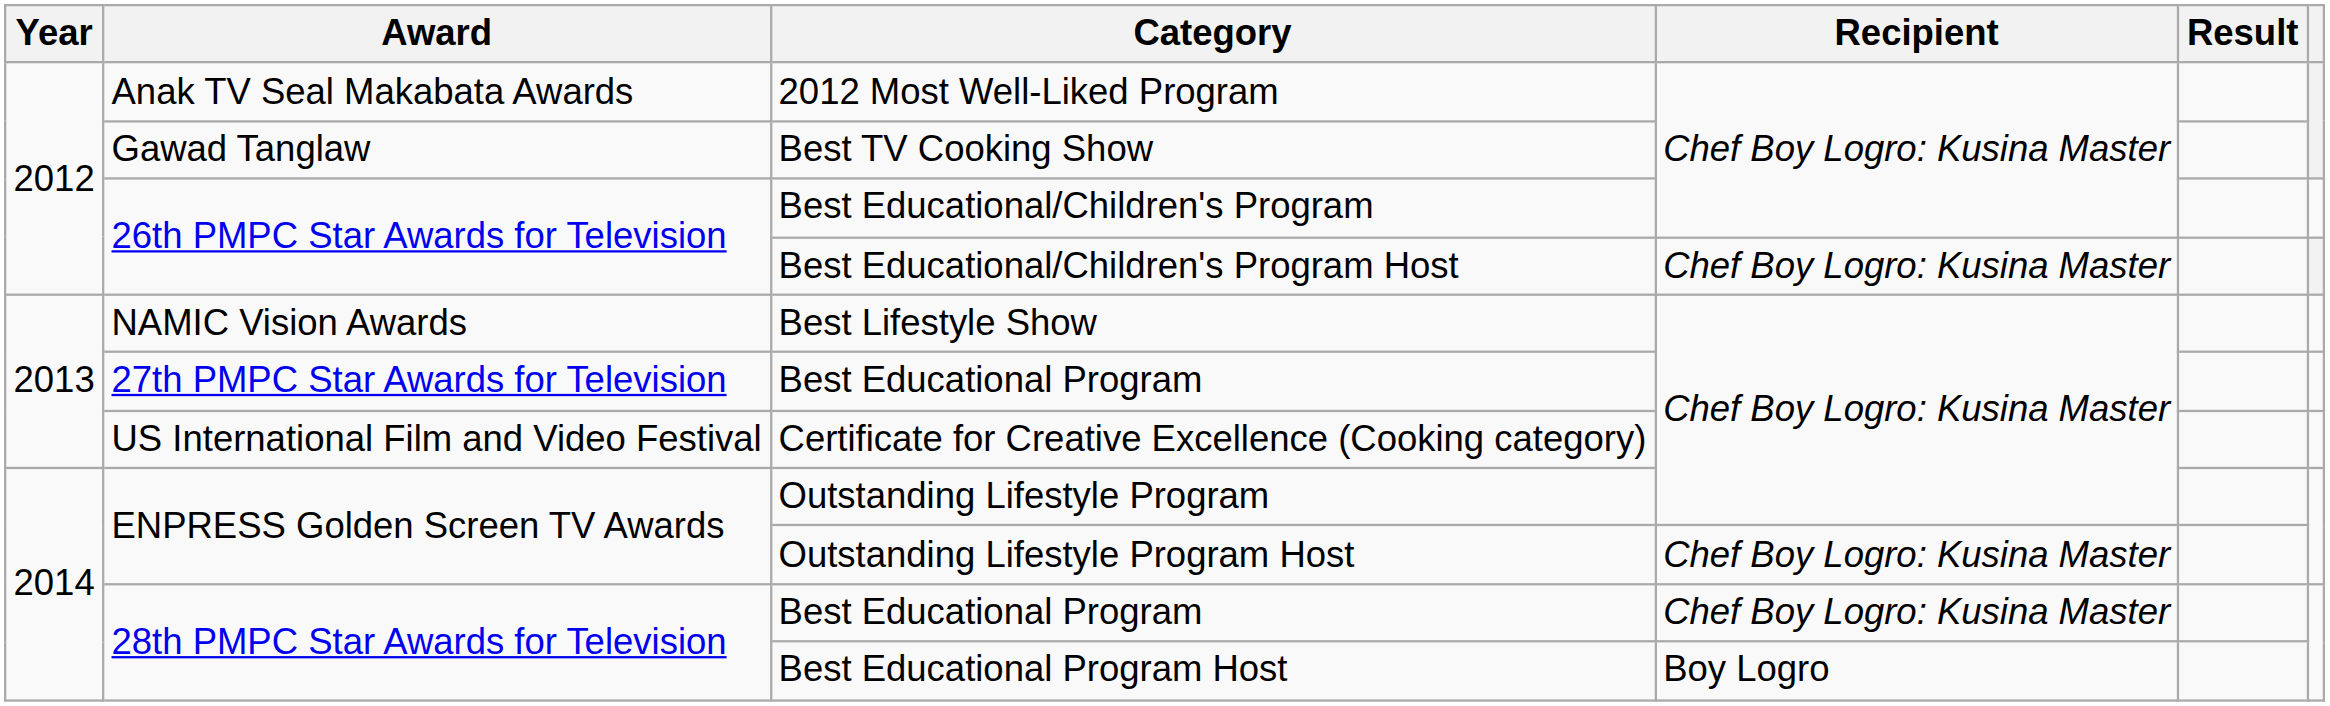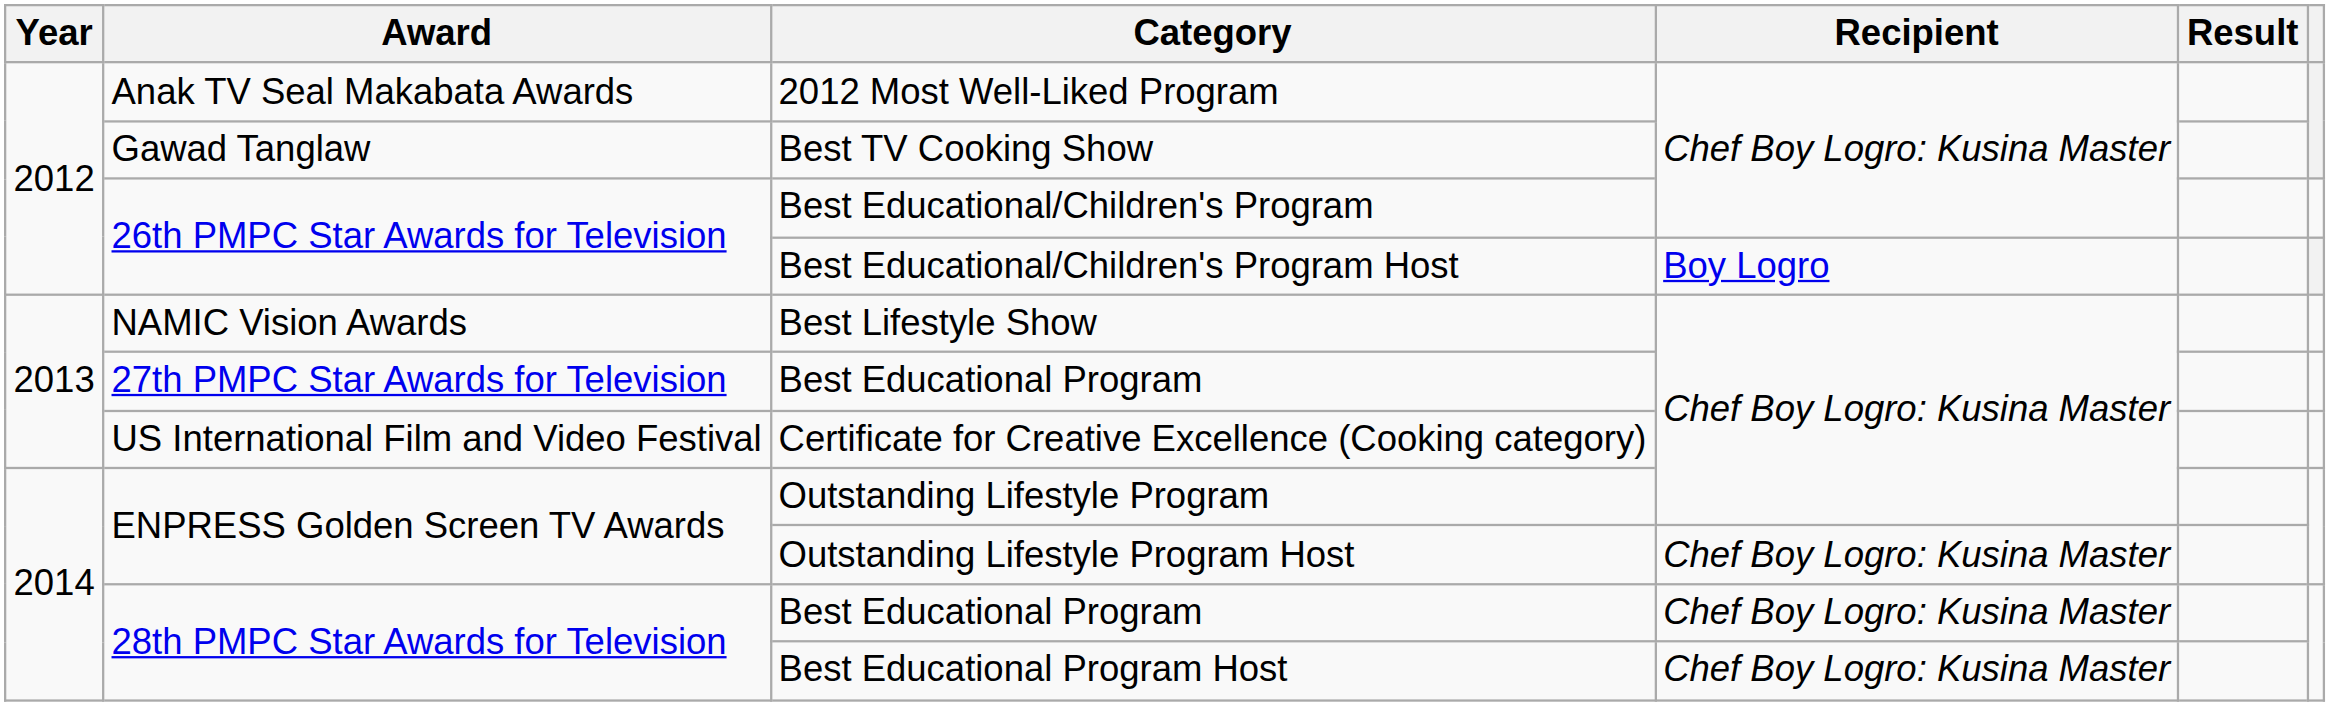(1917, 264) Chef Boy Logro: Kusina Master -> (1746, 264) Boy Logro
(1746, 669) Boy Logro -> (1917, 669) Chef Boy Logro: Kusina Master
